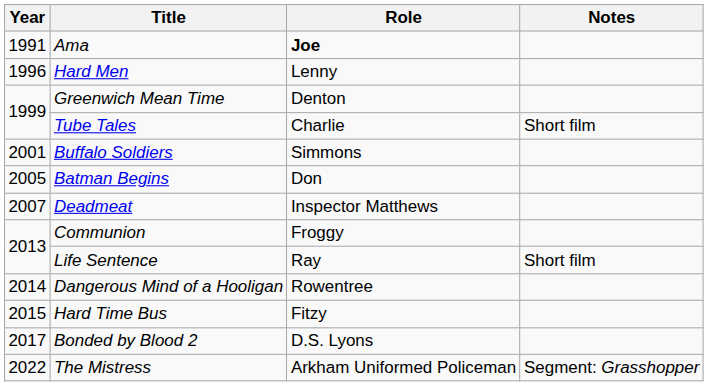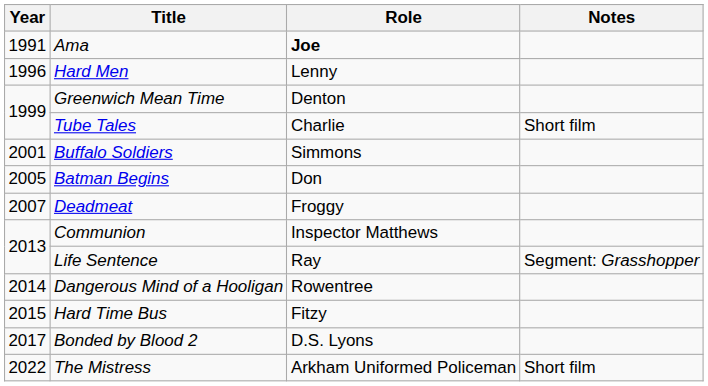(364, 206) Inspector Matthews -> (317, 206) Froggy
(317, 233) Froggy -> (364, 233) Inspector Matthews
(560, 260) Short film -> (612, 260) Segment: Grasshopper
(612, 367) Segment: Grasshopper -> (560, 367) Short film
